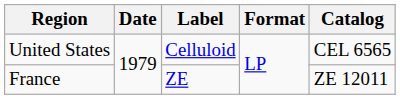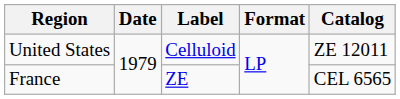(353, 49) CEL 6565 -> (351, 49) ZE 12011
(351, 79) ZE 12011 -> (353, 79) CEL 6565
